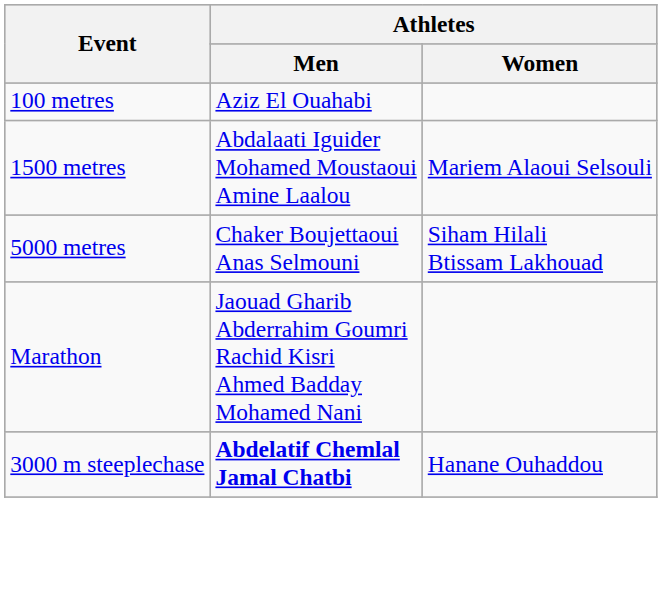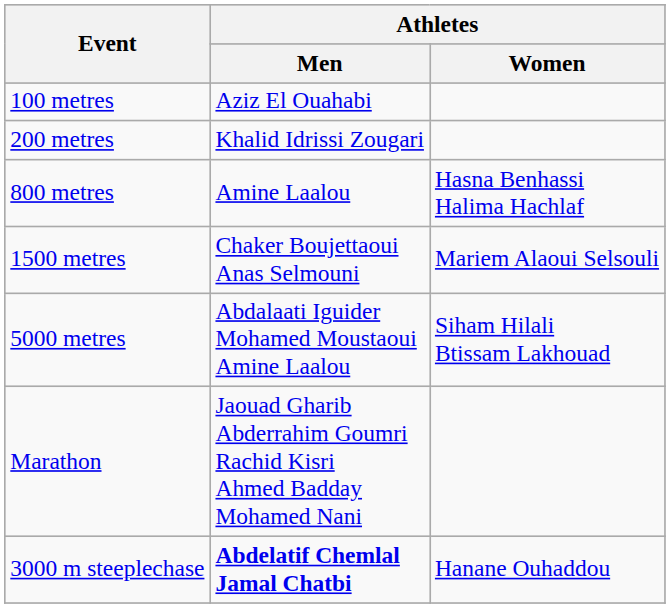+ row: (62, 140)
+ row: (62, 192)
(316, 168) Abdalaati Iguider Mohamed Moustaoui Amine Laalou -> (307, 259) Chaker Boujettaoui Anas Selmouni
(307, 248) Chaker Boujettaoui Anas Selmouni -> (316, 339) Abdalaati Iguider Mohamed Moustaoui Amine Laalou
